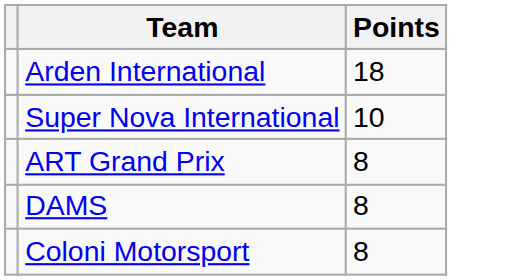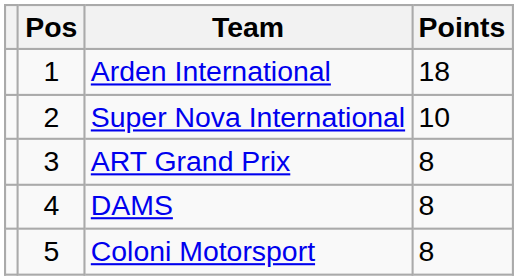+ column: (51, 27)
